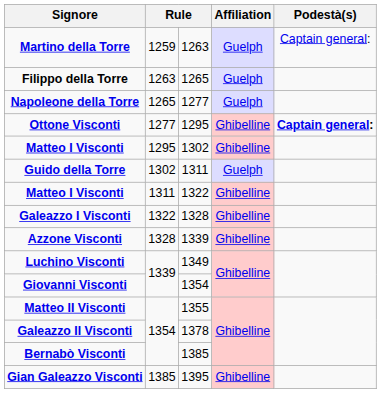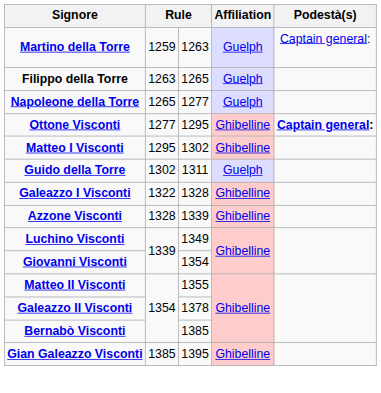- row: (75, 193)
